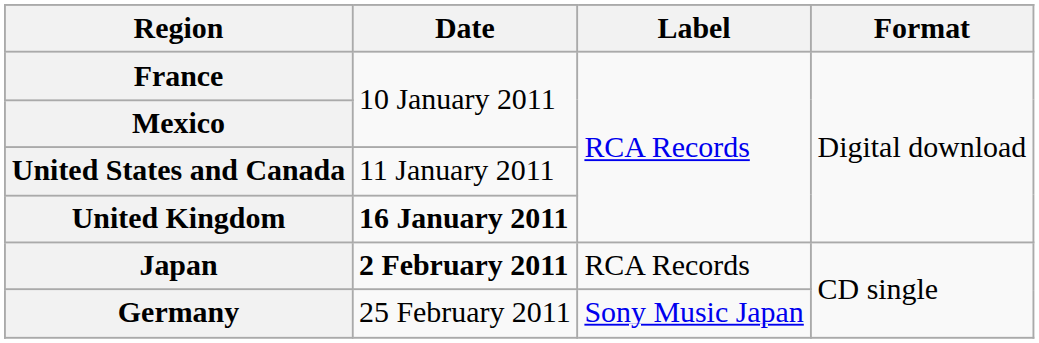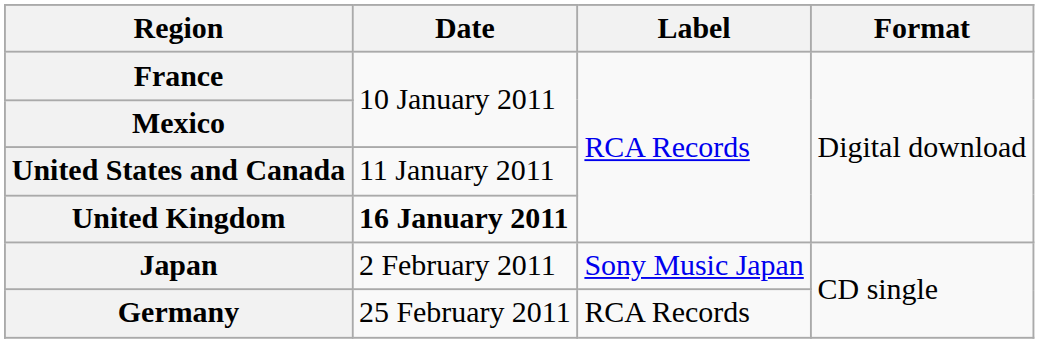(464, 265) bold -> (457, 265) normal
(667, 265) RCA Records -> (694, 265) Sony Music Japan
(694, 312) Sony Music Japan -> (667, 312) RCA Records
